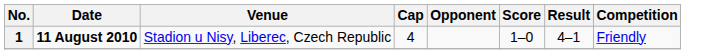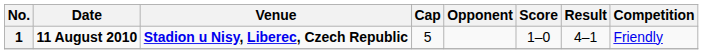(267, 37) normal -> (276, 37) bold
(411, 37) 4 -> (428, 37) 5
